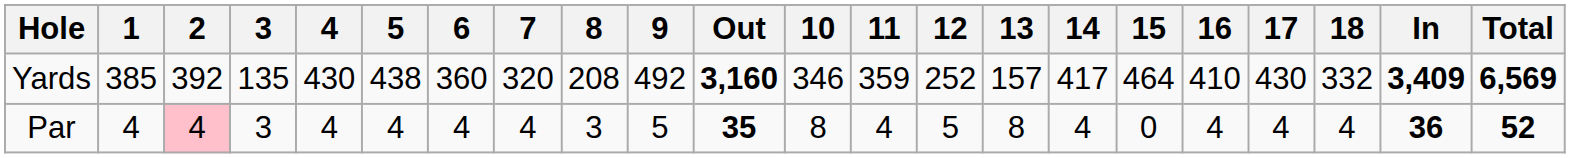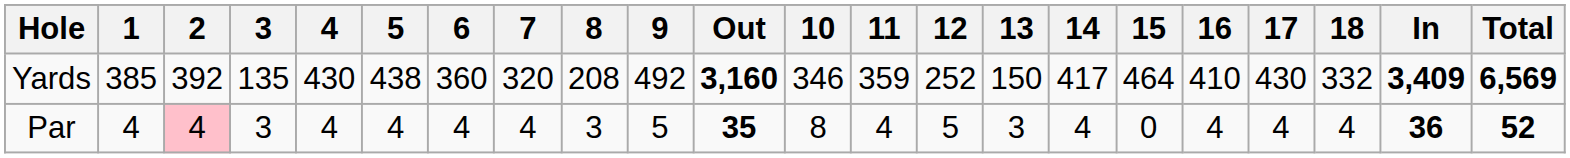(1016, 78) 157 -> (1016, 78) 150
(1016, 127) 8 -> (1016, 127) 3
